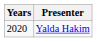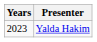(17, 28) 2020 -> (17, 28) 2023
